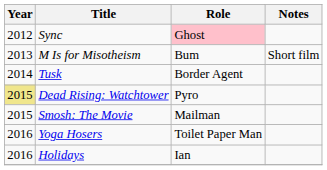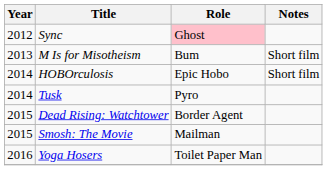+ row: (76, 74)
(209, 74) Border Agent -> (186, 94) Pyro
(20, 94) khaki background -> (20, 114) no background
(186, 94) Pyro -> (209, 114) Border Agent
- row: (61, 154)
